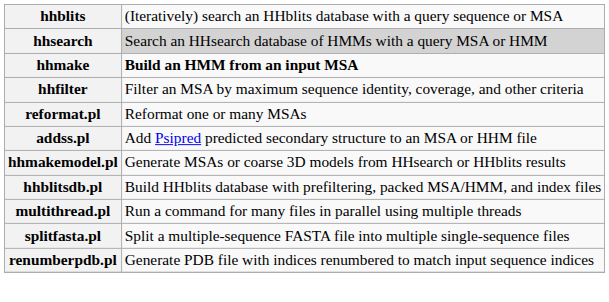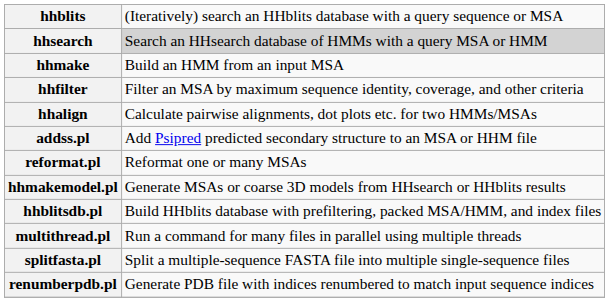(242, 65) bold -> (234, 65) normal
+ row: (63, 114)
rows swapped: (63, 114) <-> (63, 138)
